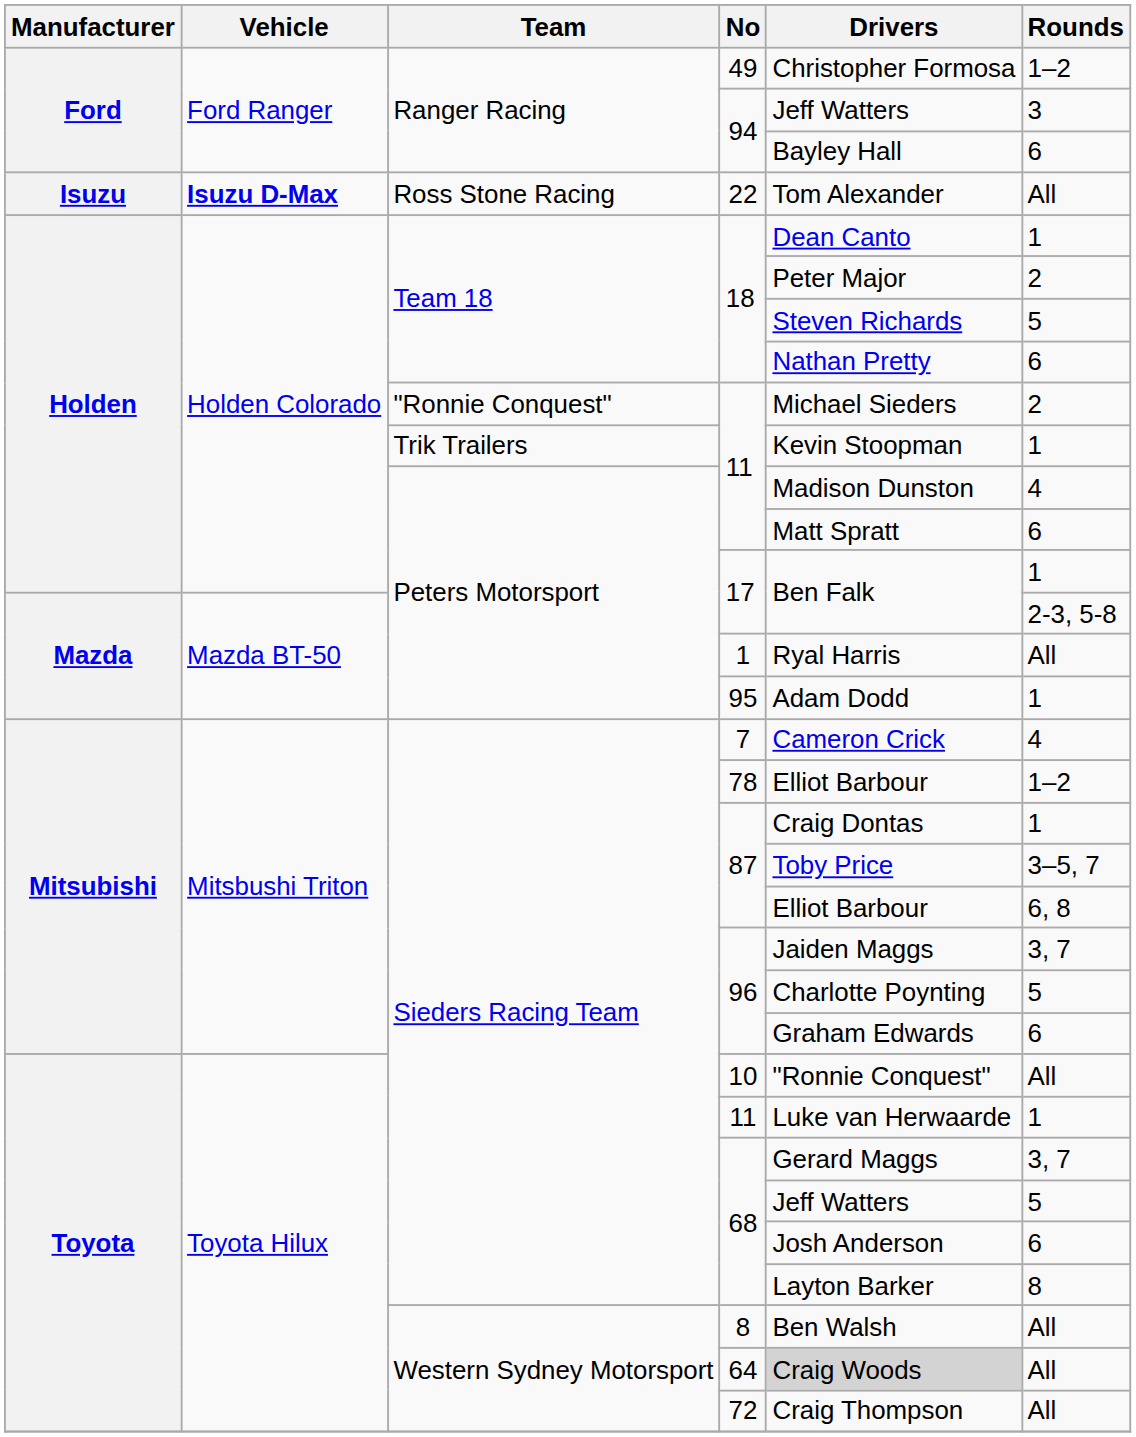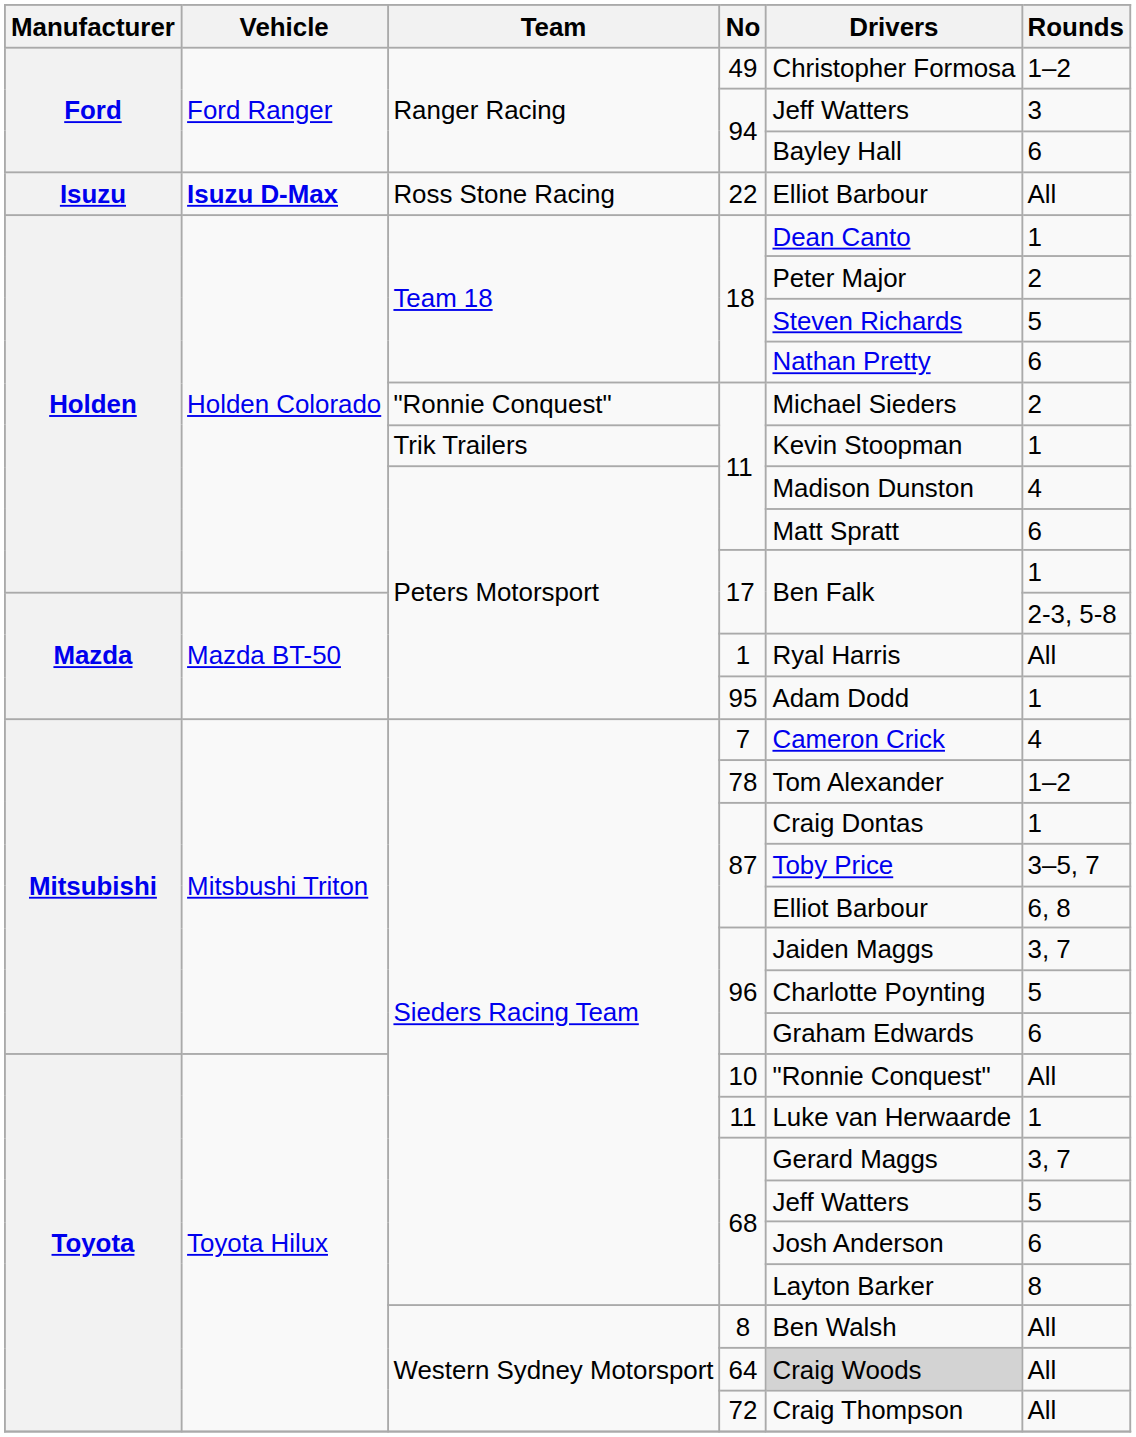(858, 194) Tom Alexander -> (850, 194) Elliot Barbour
(850, 781) Elliot Barbour -> (858, 781) Tom Alexander
